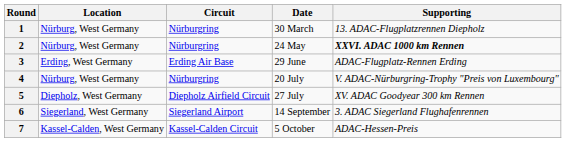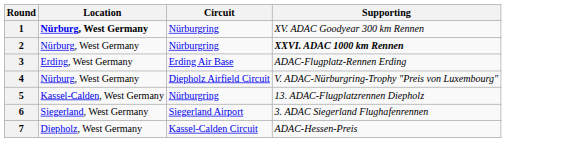- column: (302, 12)
(90, 28) normal -> (94, 28) bold
(410, 28) 13. ADAC-Flugplatzrennen Diepholz -> (349, 28) XV. ADAC Goodyear 300 km Rennen
(194, 78) Nürburgring -> (219, 78) Diepholz Airfield Circuit
(91, 95) Diepholz, West Germany -> (102, 95) Kassel-Calden, West Germany
(219, 95) Diepholz Airfield Circuit -> (194, 95) Nürburgring
(410, 95) XV. ADAC Goodyear 300 km Rennen -> (349, 95) 13. ADAC-Flugplatzrennen Diepholz
(102, 128) Kassel-Calden, West Germany -> (91, 128) Diepholz, West Germany
